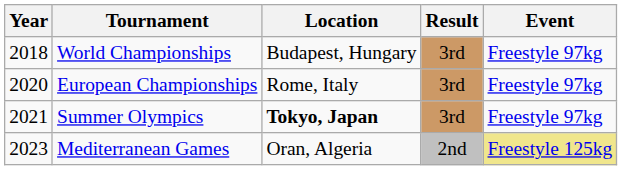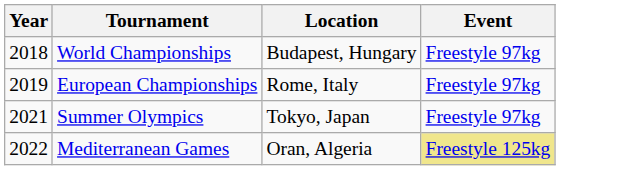- column: (452, 20)
(29, 84) 2020 -> (29, 84) 2019
(322, 116) bold -> (318, 116) normal
(29, 149) 2023 -> (29, 149) 2022
